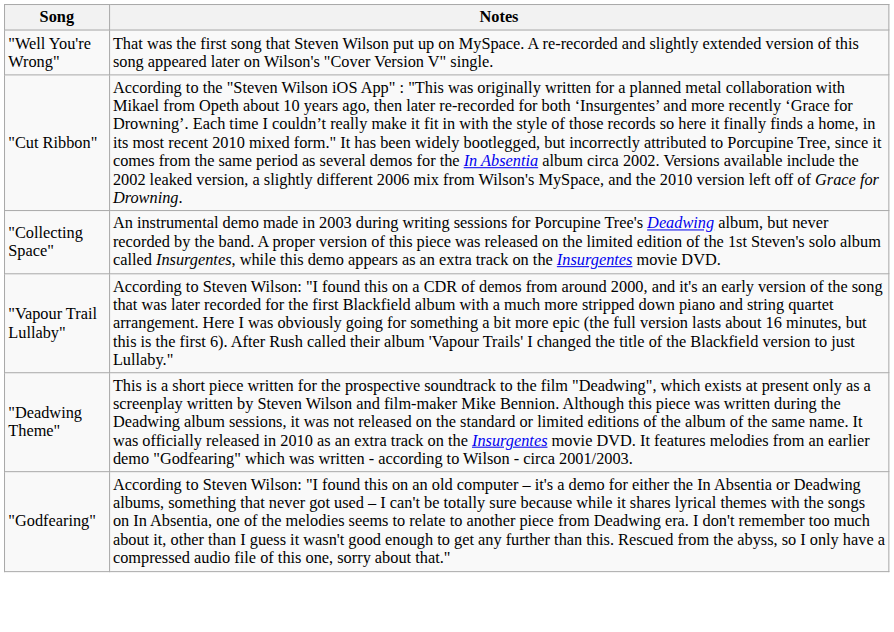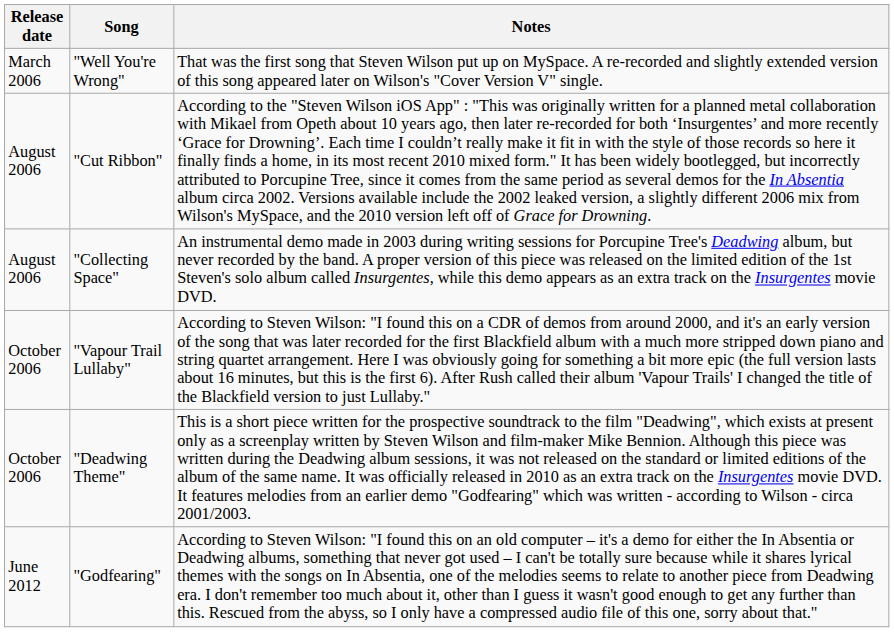+ column: (37, 26)
